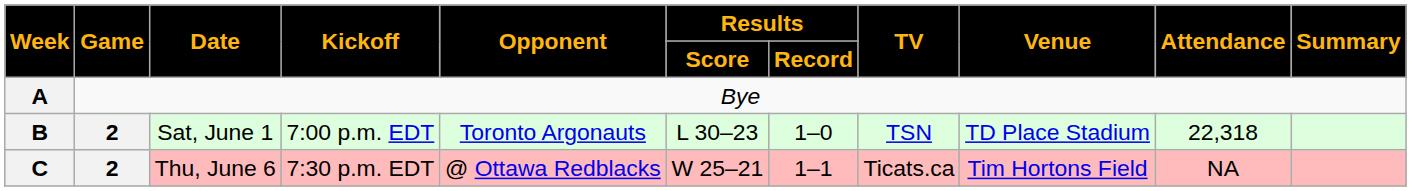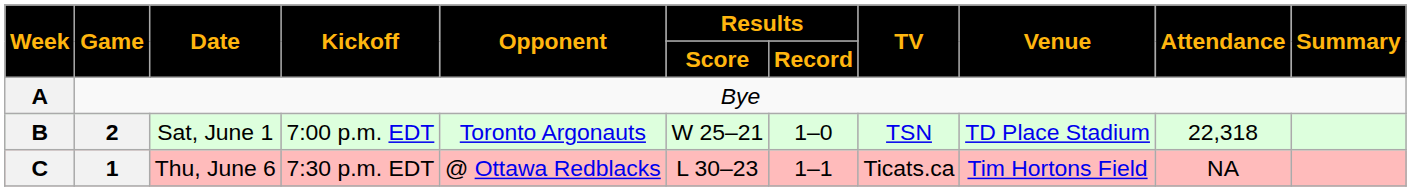(717, 132) L 30–23 -> (717, 132) W 25–21
(112, 168) 2 -> (112, 168) 1
(717, 168) W 25–21 -> (717, 168) L 30–23
